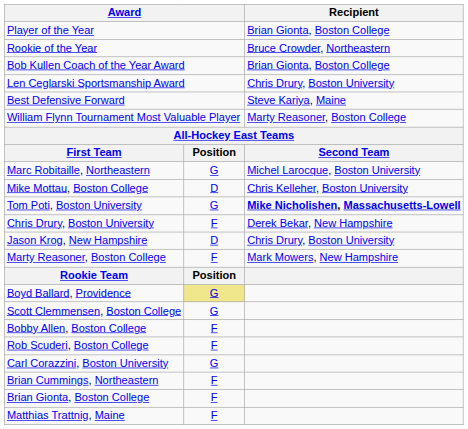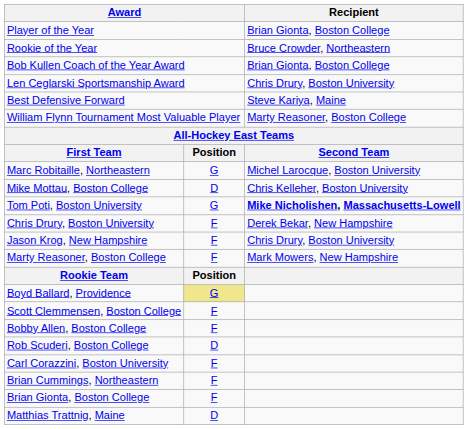(214, 240) D -> (214, 240) F
(214, 310) G -> (214, 310) F
(214, 345) F -> (214, 345) D
(214, 363) G -> (214, 363) F
(214, 415) F -> (214, 415) D
